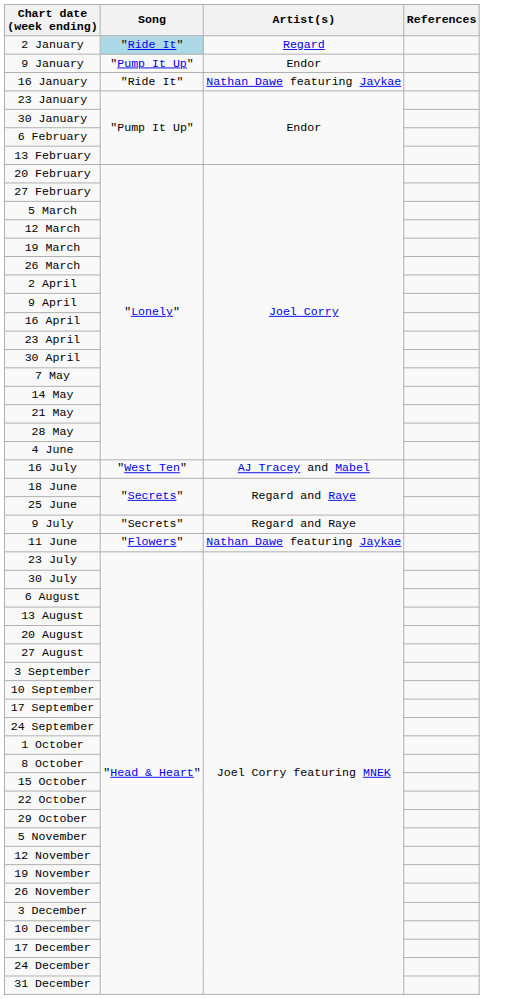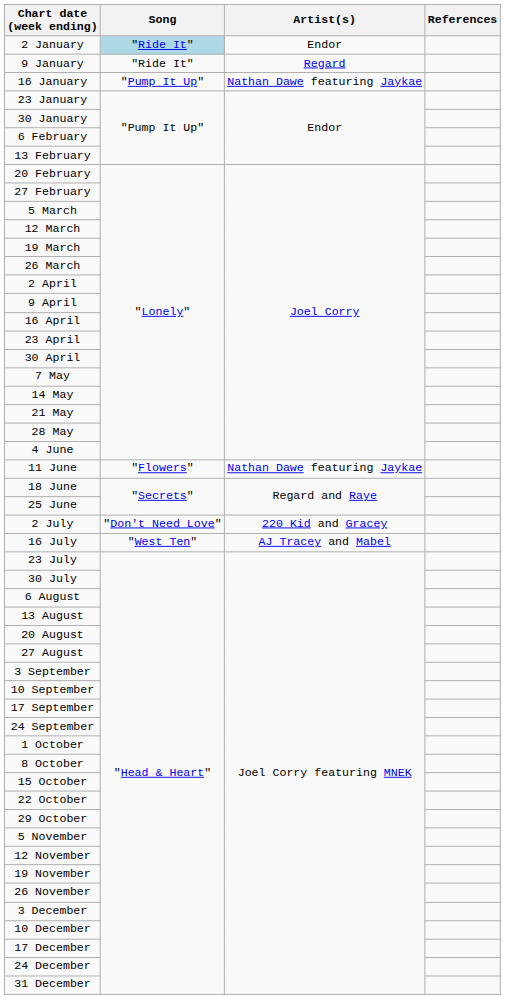(304, 45) Regard -> (325, 45) Endor
(152, 63) "Pump It Up" -> (162, 63) "Ride It"
(304, 63) Endor -> (325, 63) Regard
(152, 81) "Ride It" -> (162, 81) "Pump It Up"
rows swapped: (52, 542) <-> (52, 468)
+ row: (52, 524)
- row: (52, 524)
